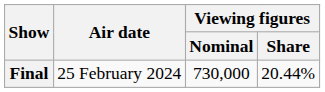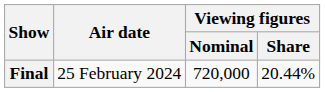(221, 73) 730,000 -> (221, 73) 720,000
